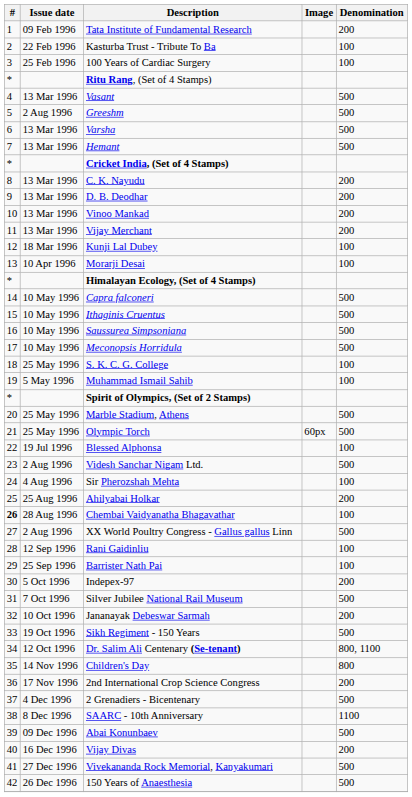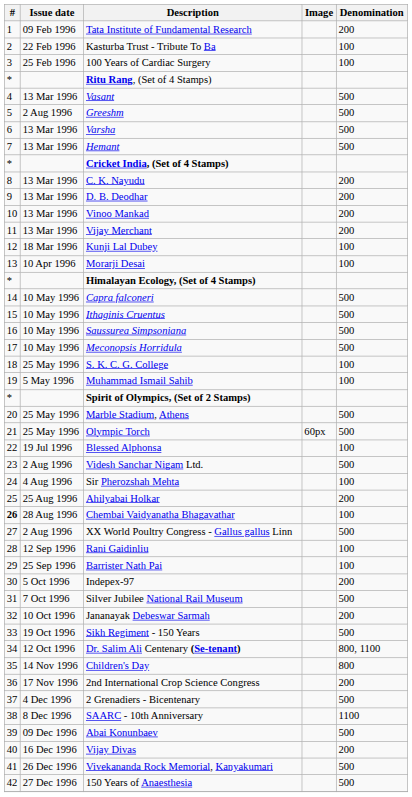(50, 766) 27 Dec 1996 -> (50, 766) 26 Dec 1996
(50, 783) 26 Dec 1996 -> (50, 783) 27 Dec 1996
